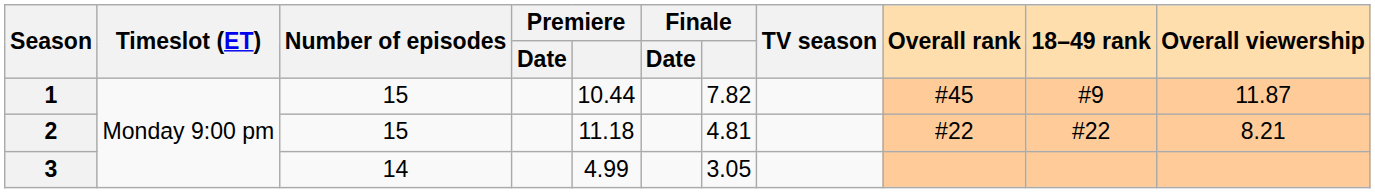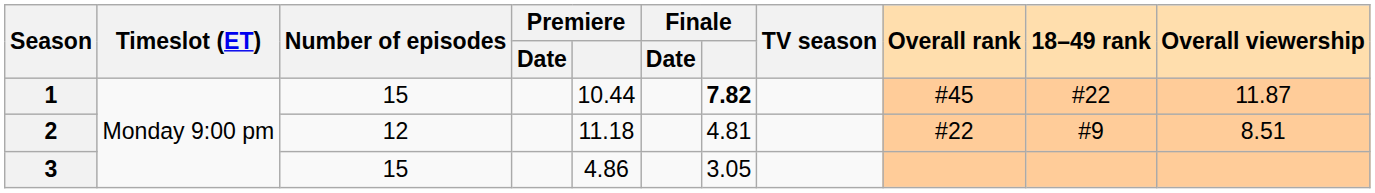(729, 95) normal -> (729, 95) bold
(1091, 95) #9 -> (1091, 95) #22
(396, 132) 15 -> (396, 132) 12
(1091, 132) #22 -> (1091, 132) #9
(1263, 132) 8.21 -> (1263, 132) 8.51
(396, 168) 14 -> (396, 168) 15
(606, 168) 4.99 -> (606, 168) 4.86
